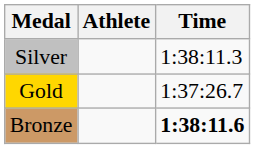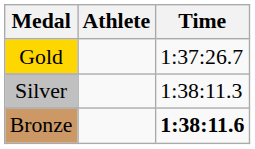rows swapped: (41, 90) <-> (41, 56)
